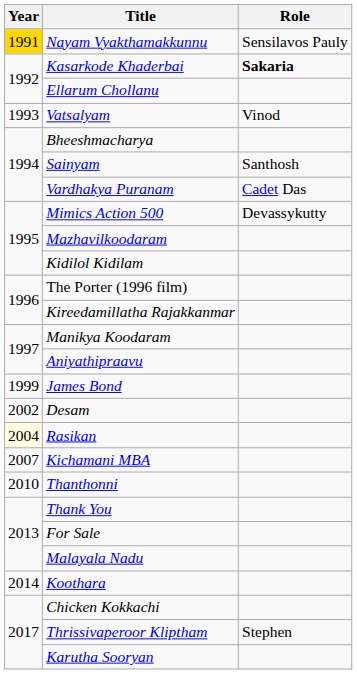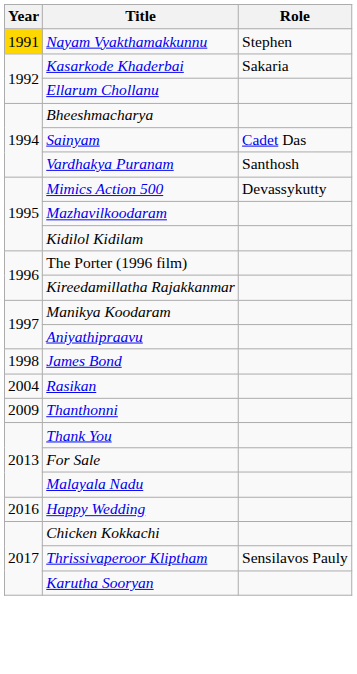(295, 41) Sensilavos Pauly -> (267, 41) Stephen
(268, 66) bold -> (265, 66) normal
- row: (78, 115)
(271, 164) Santhosh -> (274, 139) Cadet Das
(274, 189) Cadet Das -> (271, 164) Santhosh
(24, 386) 1999 -> (24, 361) 1998
- row: (68, 410)
(24, 435) lightyellow background -> (24, 386) no background
- row: (98, 459)
(24, 484) 2010 -> (24, 410) 2009
- row: (76, 582)
+ row: (96, 509)
(267, 632) Stephen -> (295, 558) Sensilavos Pauly
